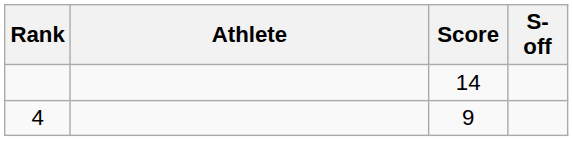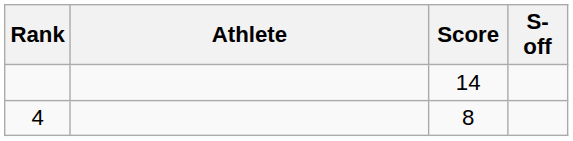(468, 117) 9 -> (468, 117) 8
